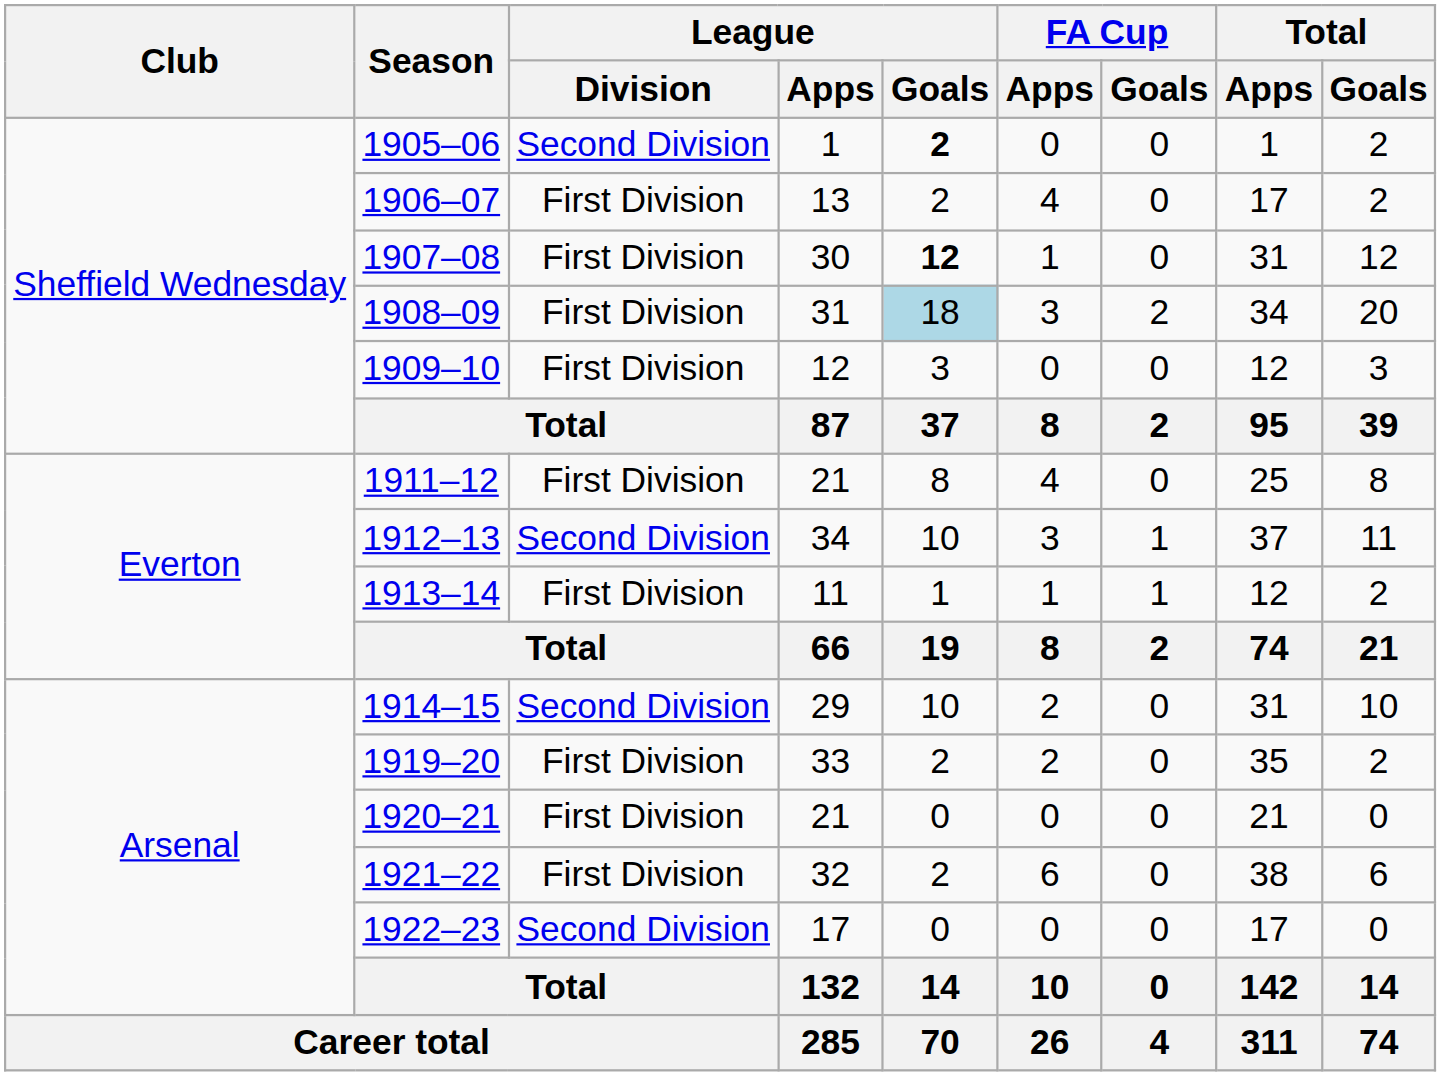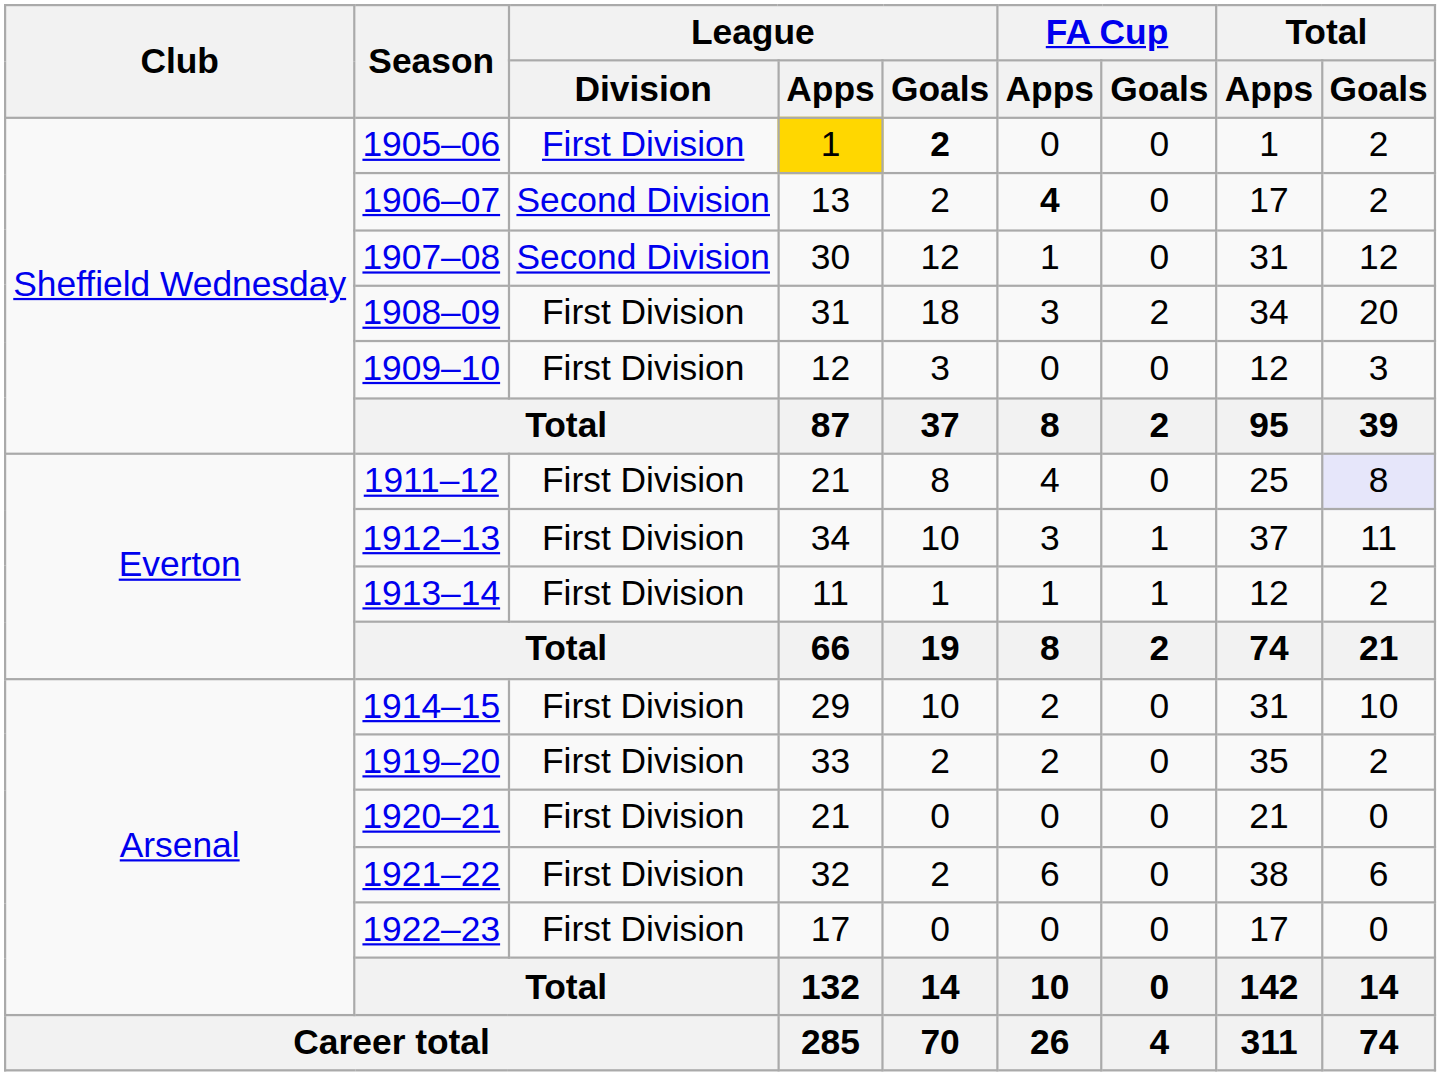(643, 144) Second Division -> (643, 144) First Division
(830, 144) no background -> (830, 144) gold background
(643, 200) First Division -> (643, 200) Second Division
(1050, 200) normal -> (1050, 200) bold
(643, 256) First Division -> (643, 256) Second Division
(940, 256) bold -> (940, 256) normal
(940, 312) lightblue background -> (940, 312) no background
(1379, 481) no background -> (1379, 481) lavender background
(643, 537) Second Division -> (643, 537) First Division
(643, 705) Second Division -> (643, 705) First Division
(643, 929) Second Division -> (643, 929) First Division
